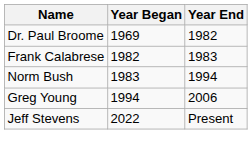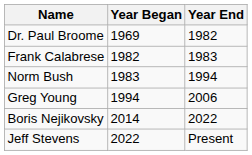+ row: (56, 118)
